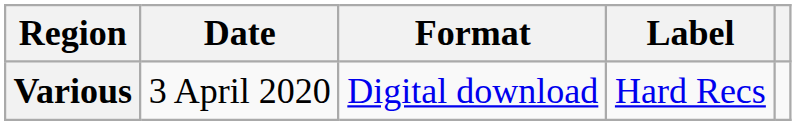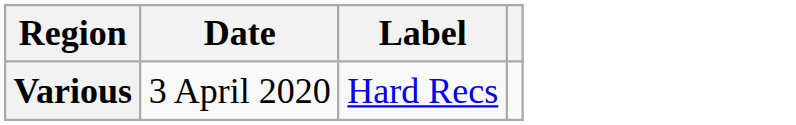- column: (473, 33)
